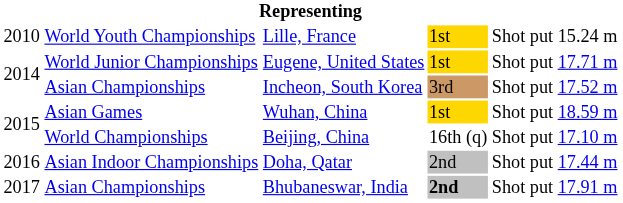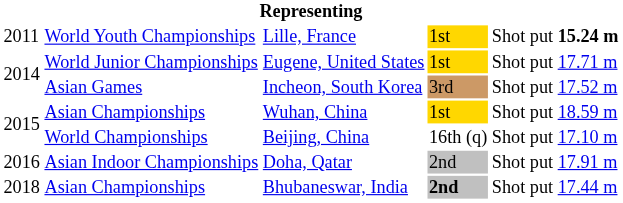(22, 36) 2010 -> (21, 36) 2011
(588, 36) normal -> (588, 36) bold
(125, 86) Asian Championships -> (93, 86) Asian Games
(93, 111) Asian Games -> (125, 111) Asian Championships
(588, 162) 17.44 m -> (588, 162) 17.91 m
(22, 187) 2017 -> (22, 187) 2018
(588, 187) 17.91 m -> (588, 187) 17.44 m
